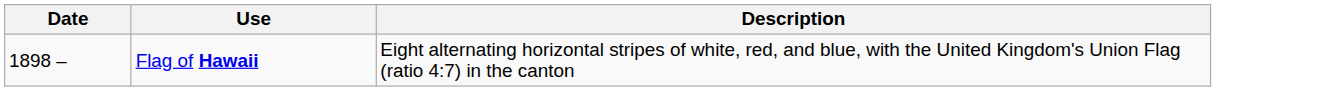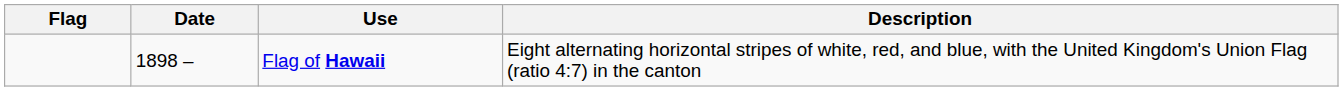+ column: (68, 19)
